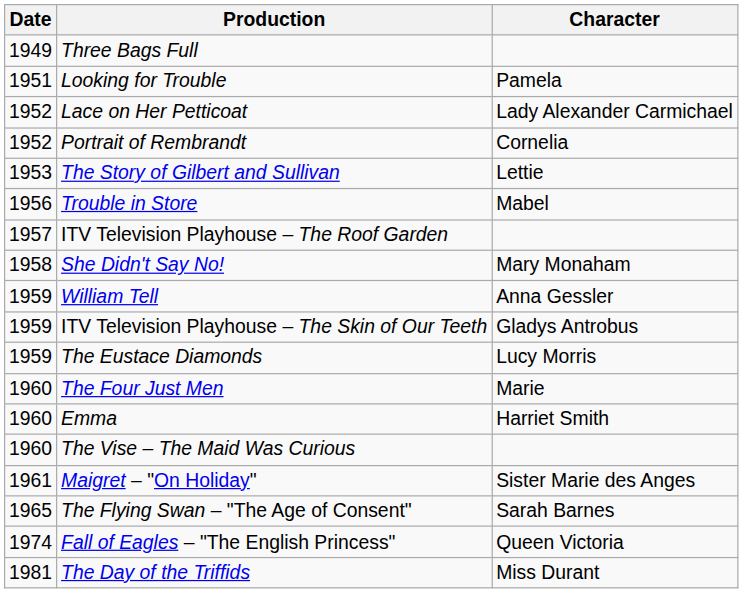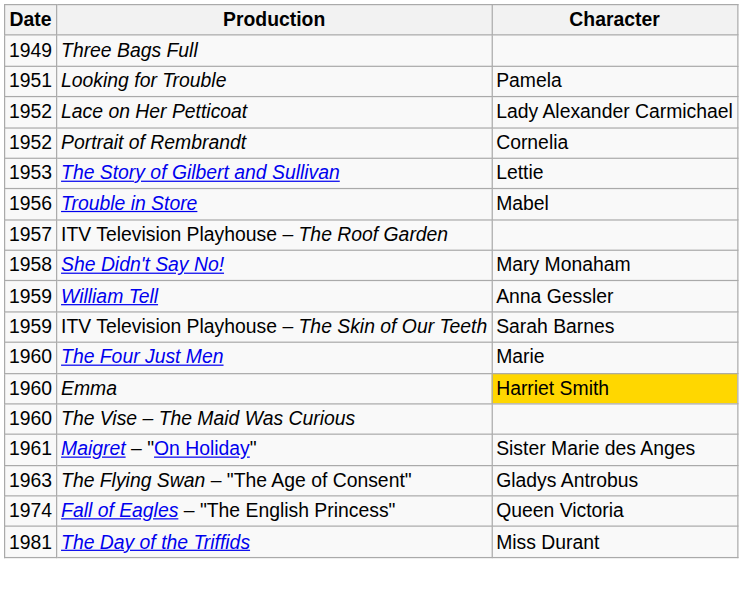(567, 326) Gladys Antrobus -> (555, 326) Sarah Barnes
- row: (162, 357)
(553, 419) no background -> (553, 388) gold background
(31, 511) 1965 -> (31, 480) 1963
(555, 511) Sarah Barnes -> (567, 480) Gladys Antrobus
